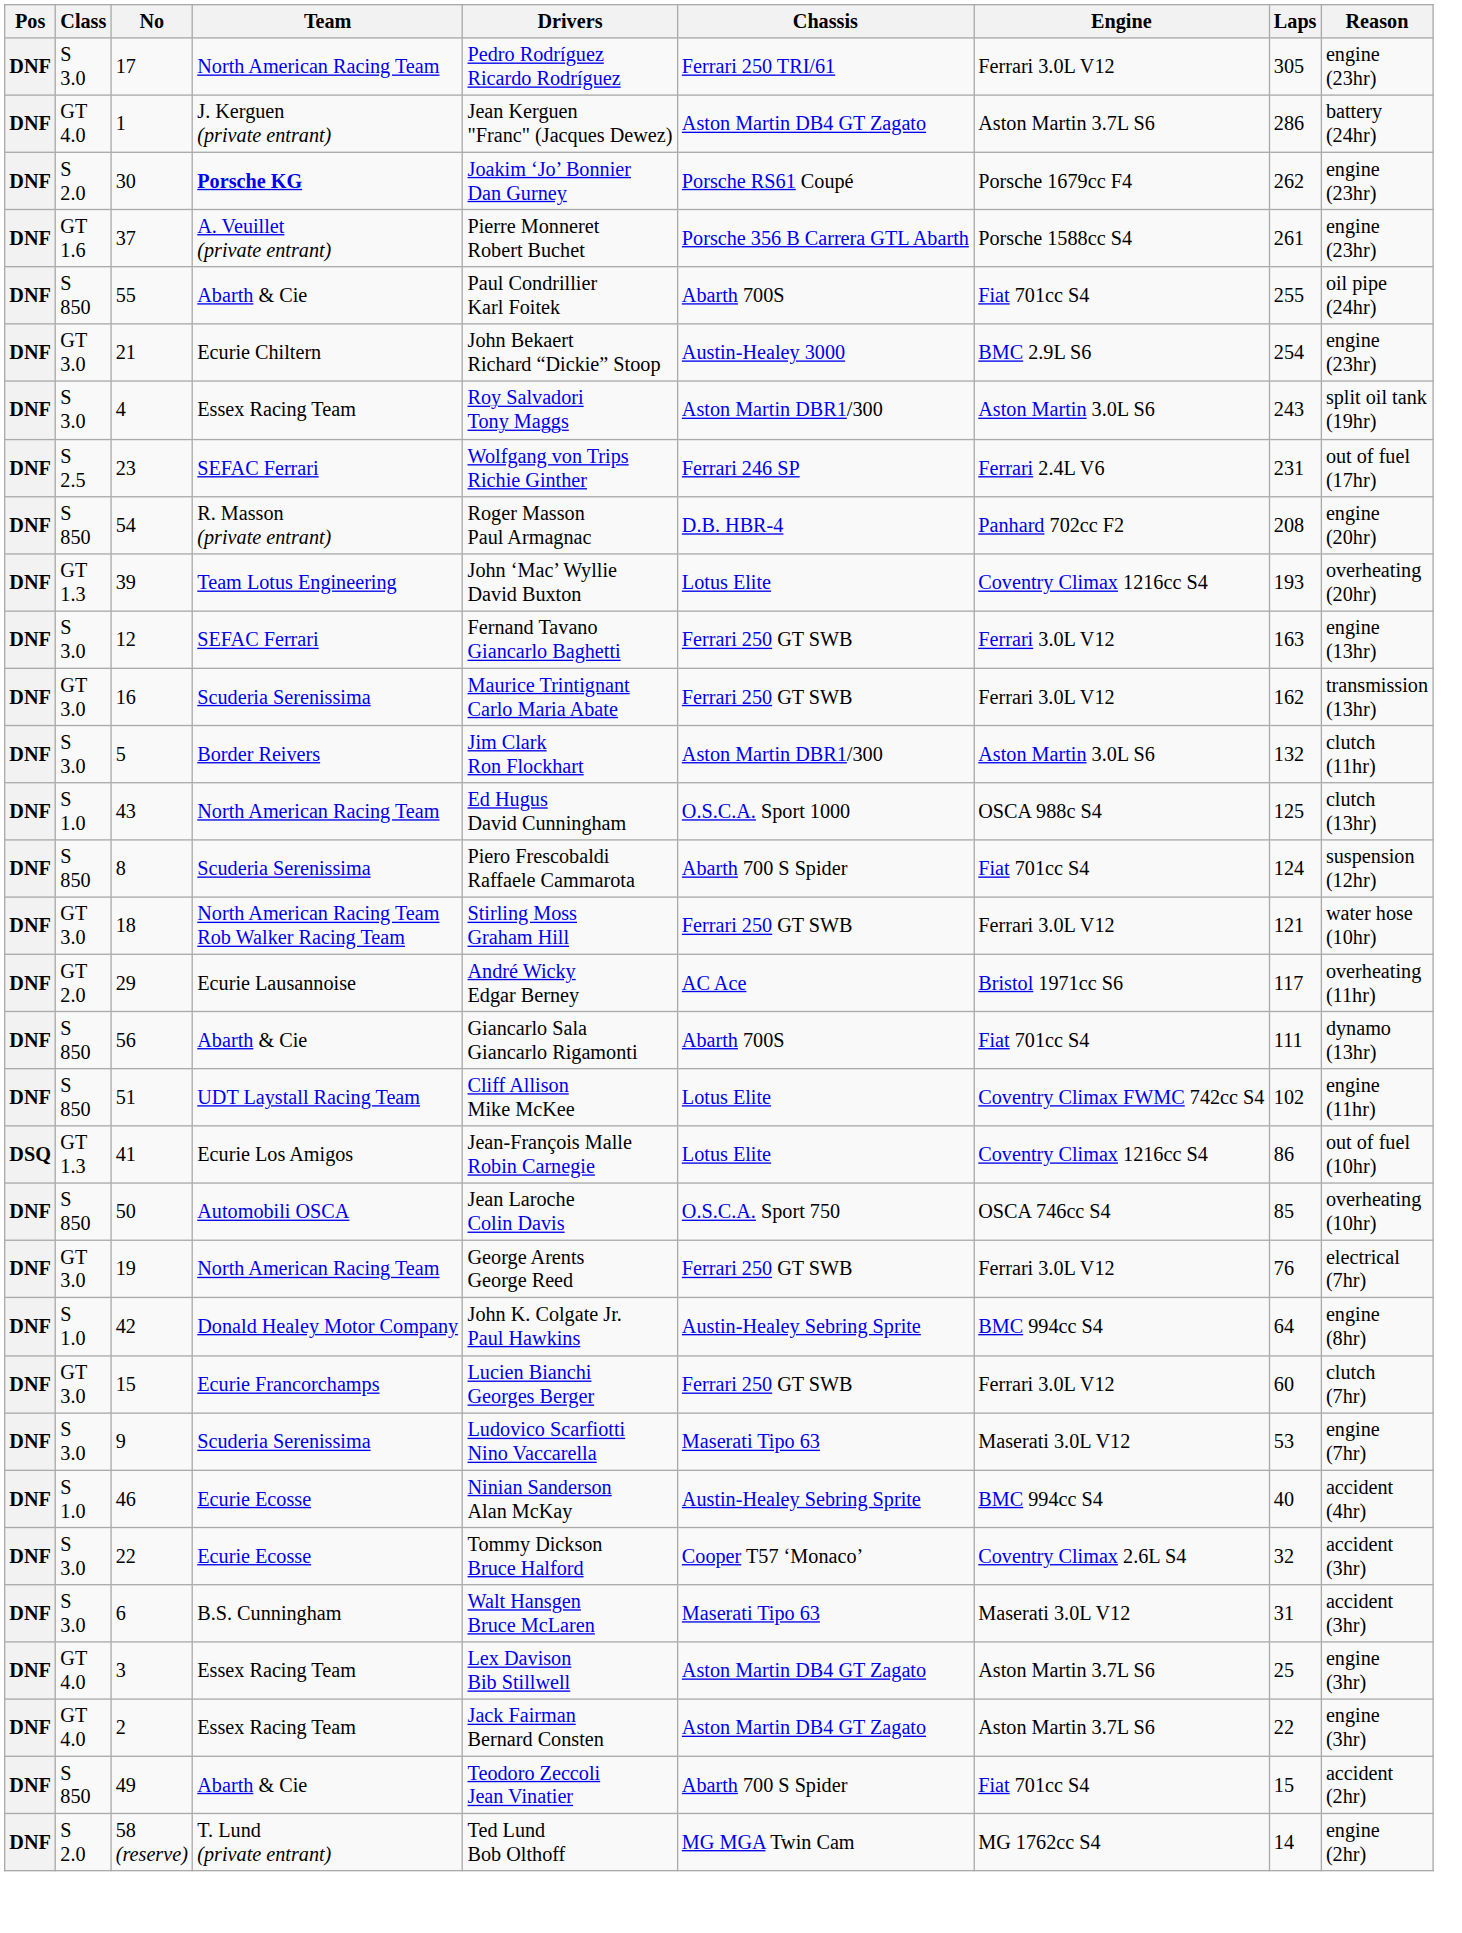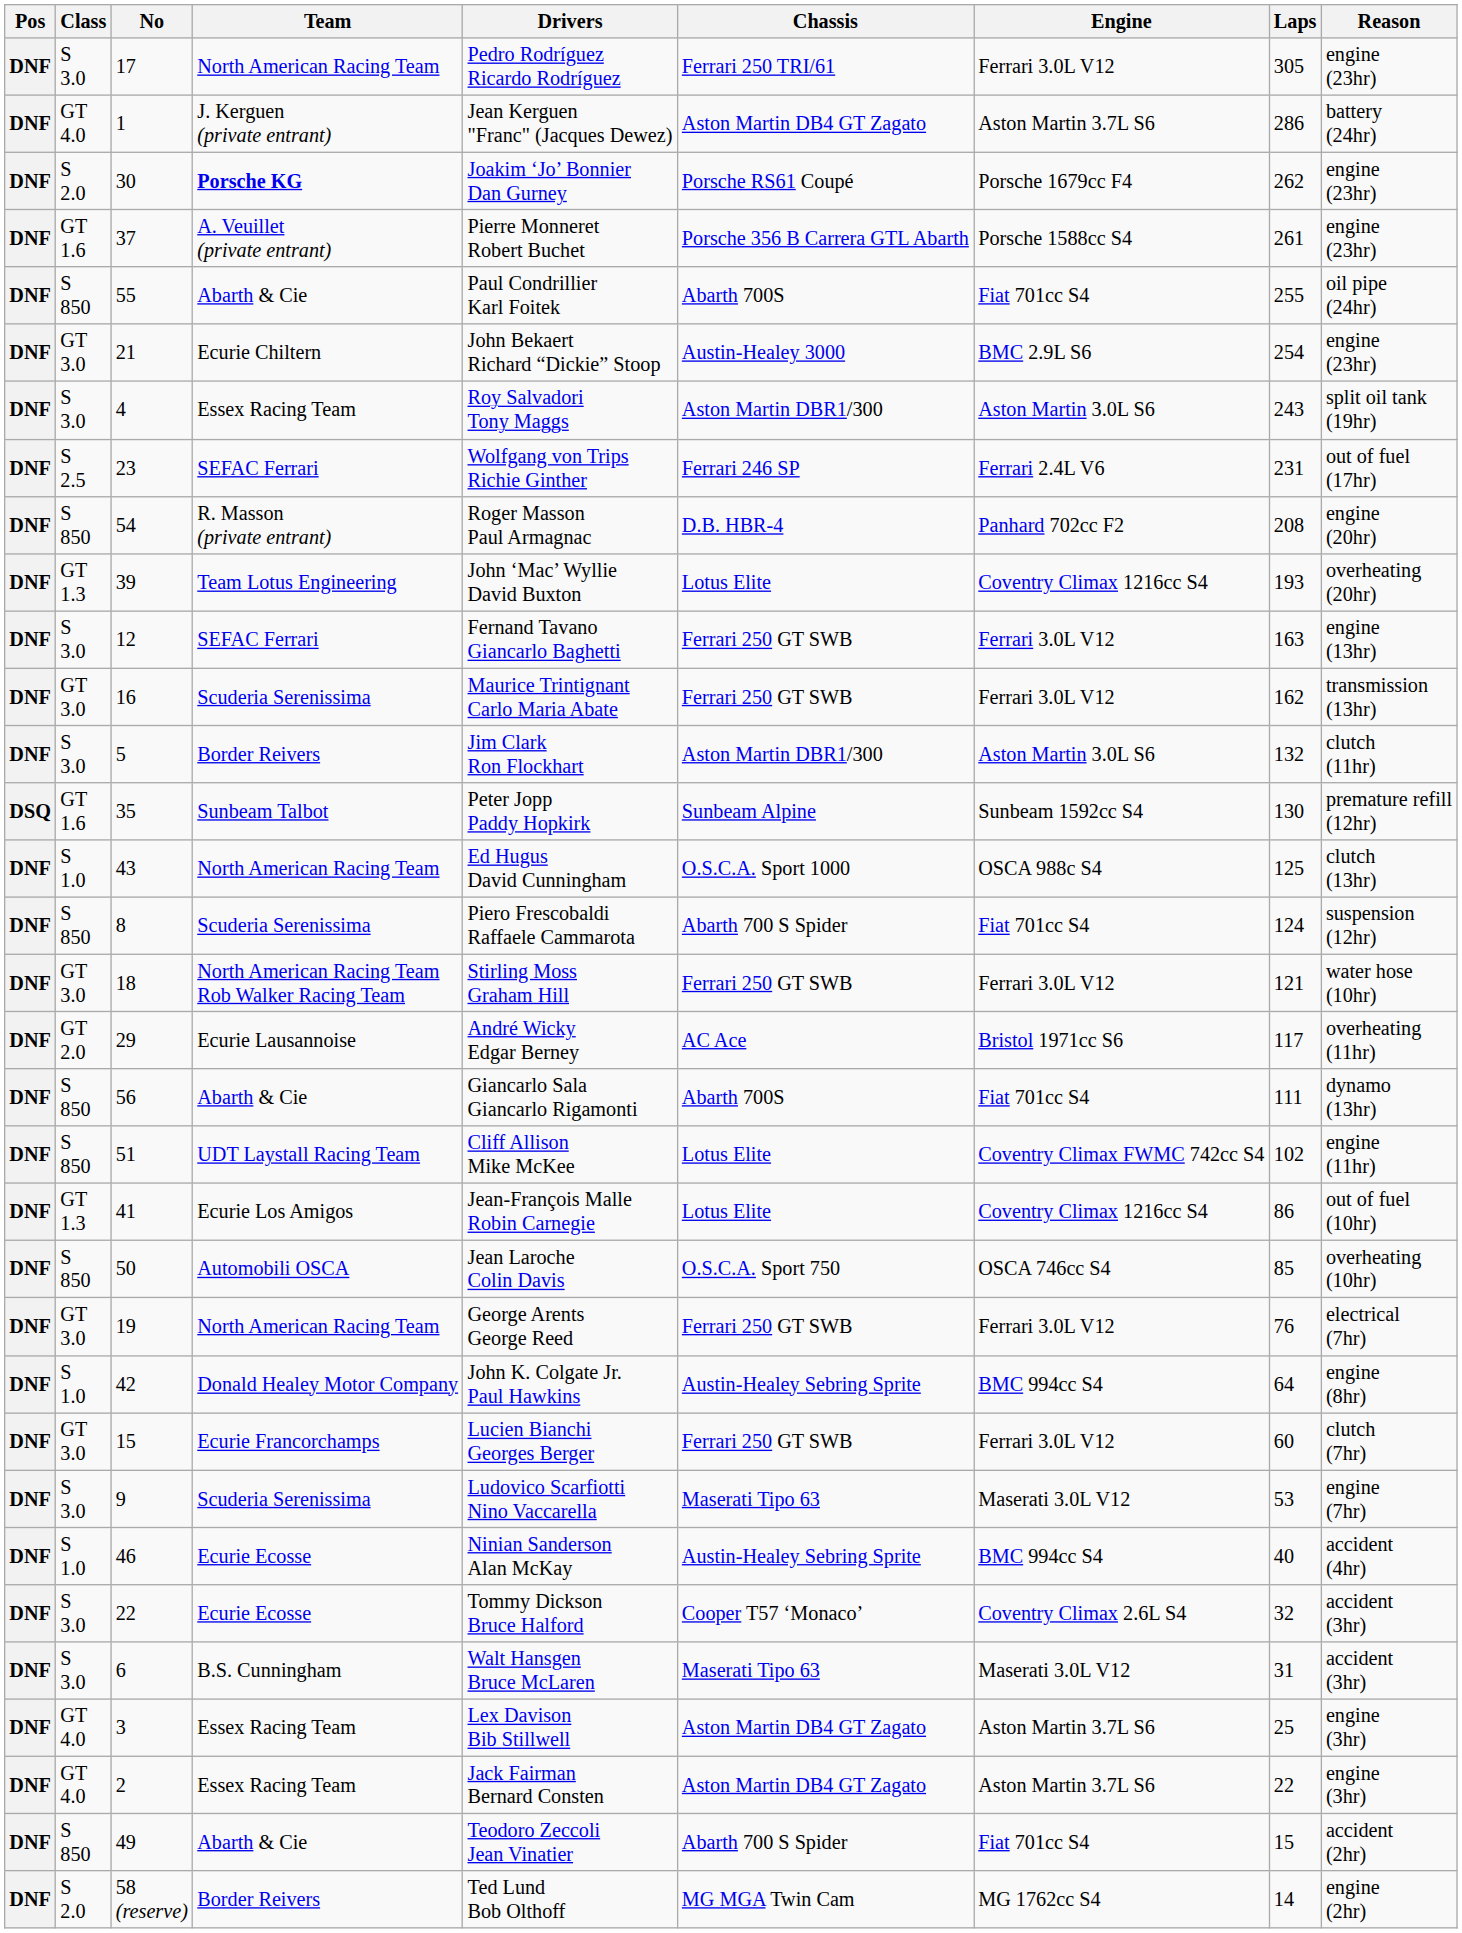+ row: (126, 811)
(30, 1154) DSQ -> (30, 1212) DNF
(264, 1842) T. Lund (private entrant) -> (259, 1899) Border Reivers
